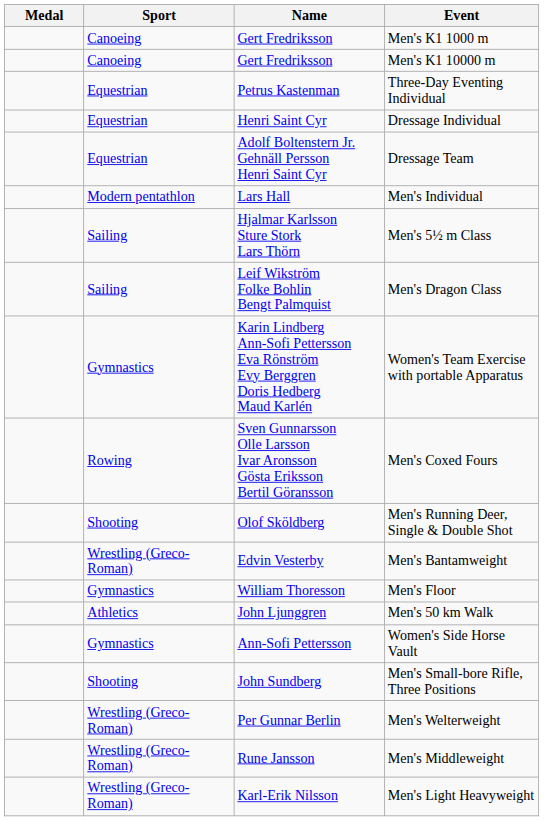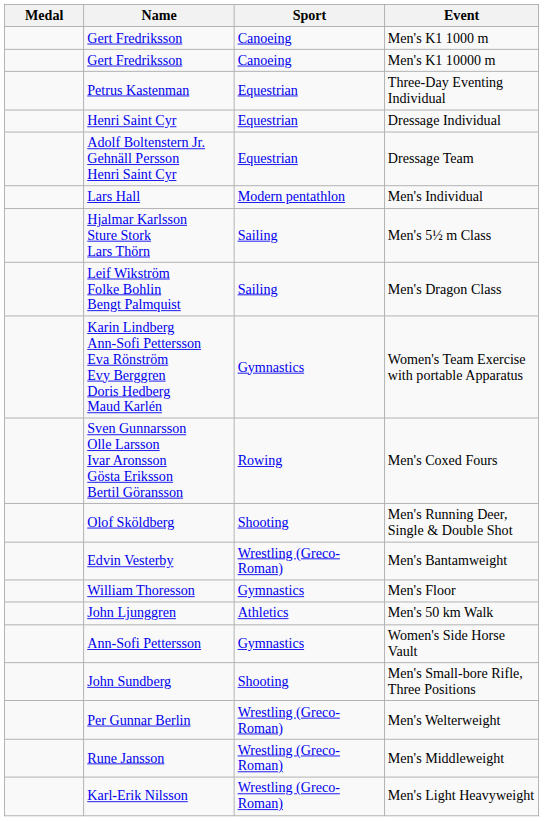columns swapped: (309, 15) <-> (159, 15)
